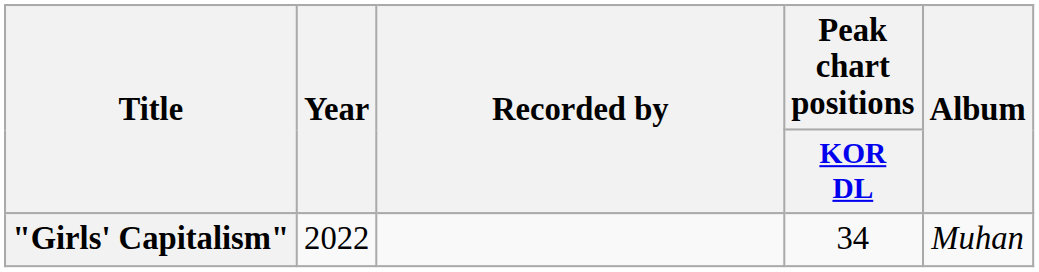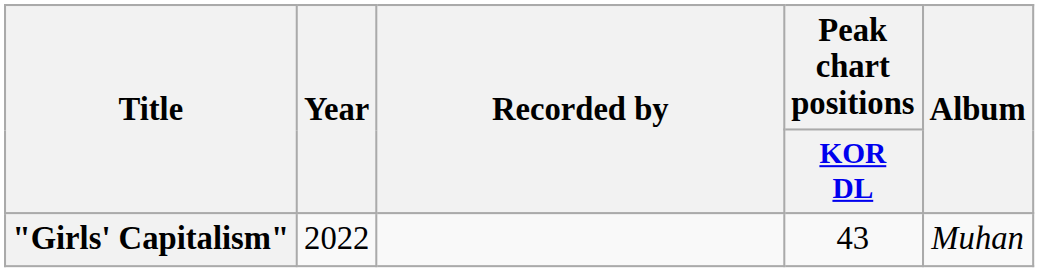(853, 238) 34 -> (853, 238) 43
